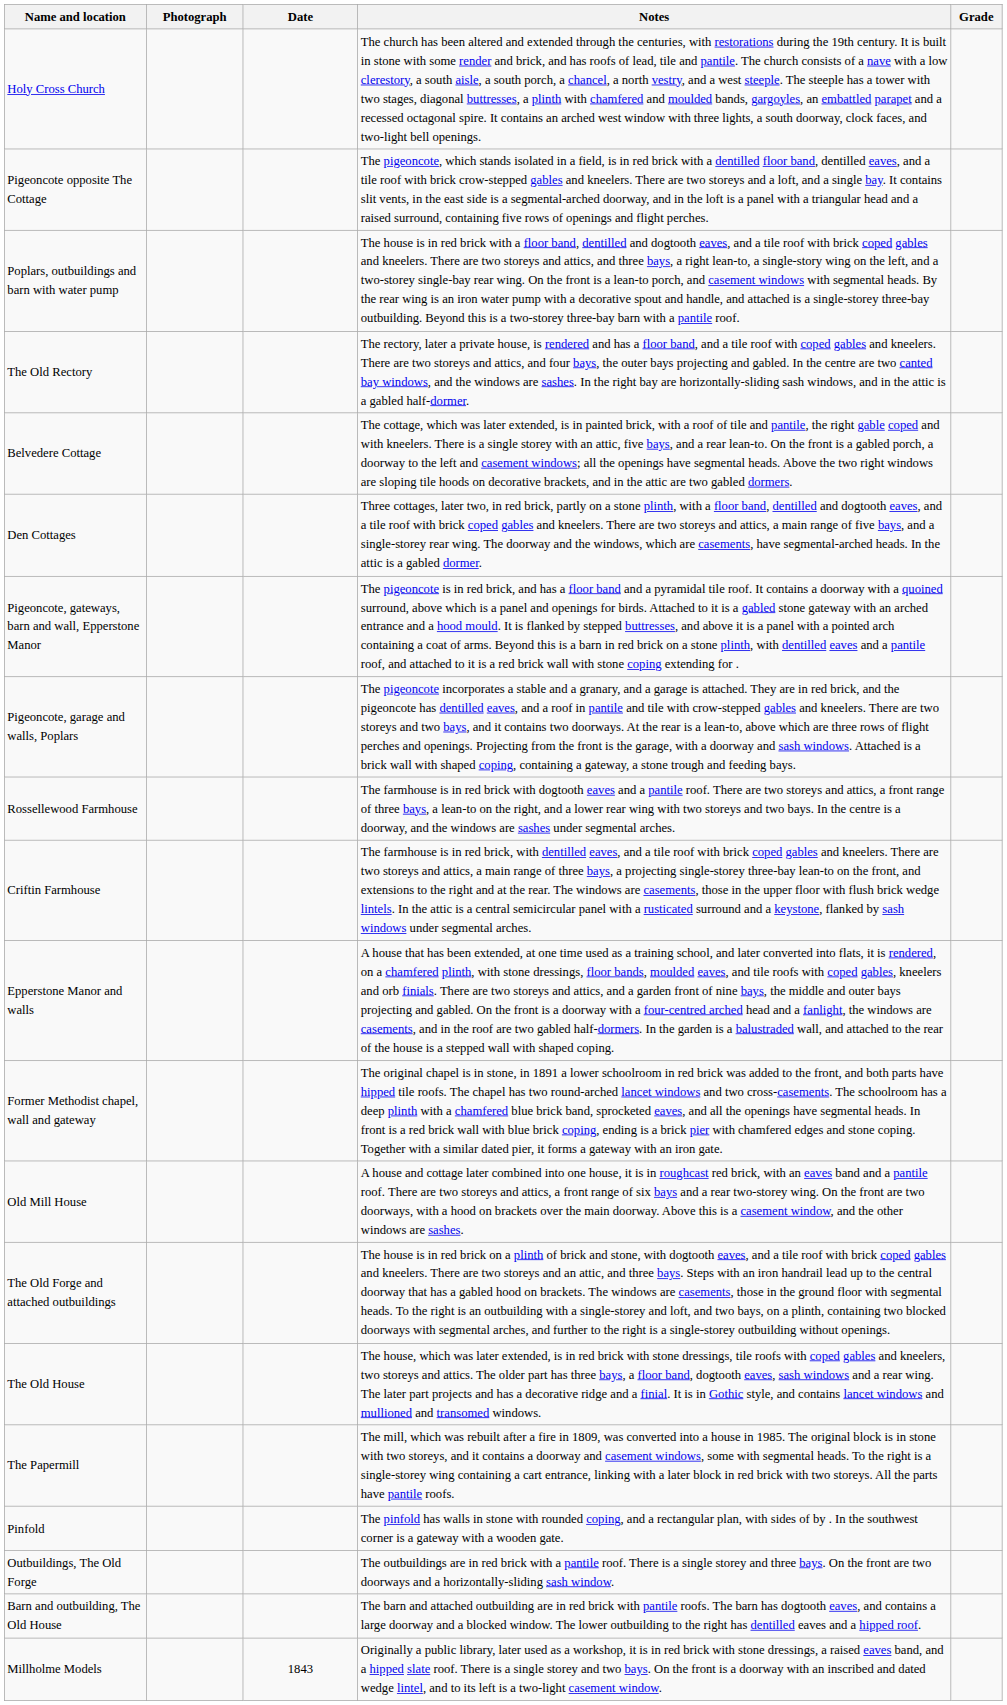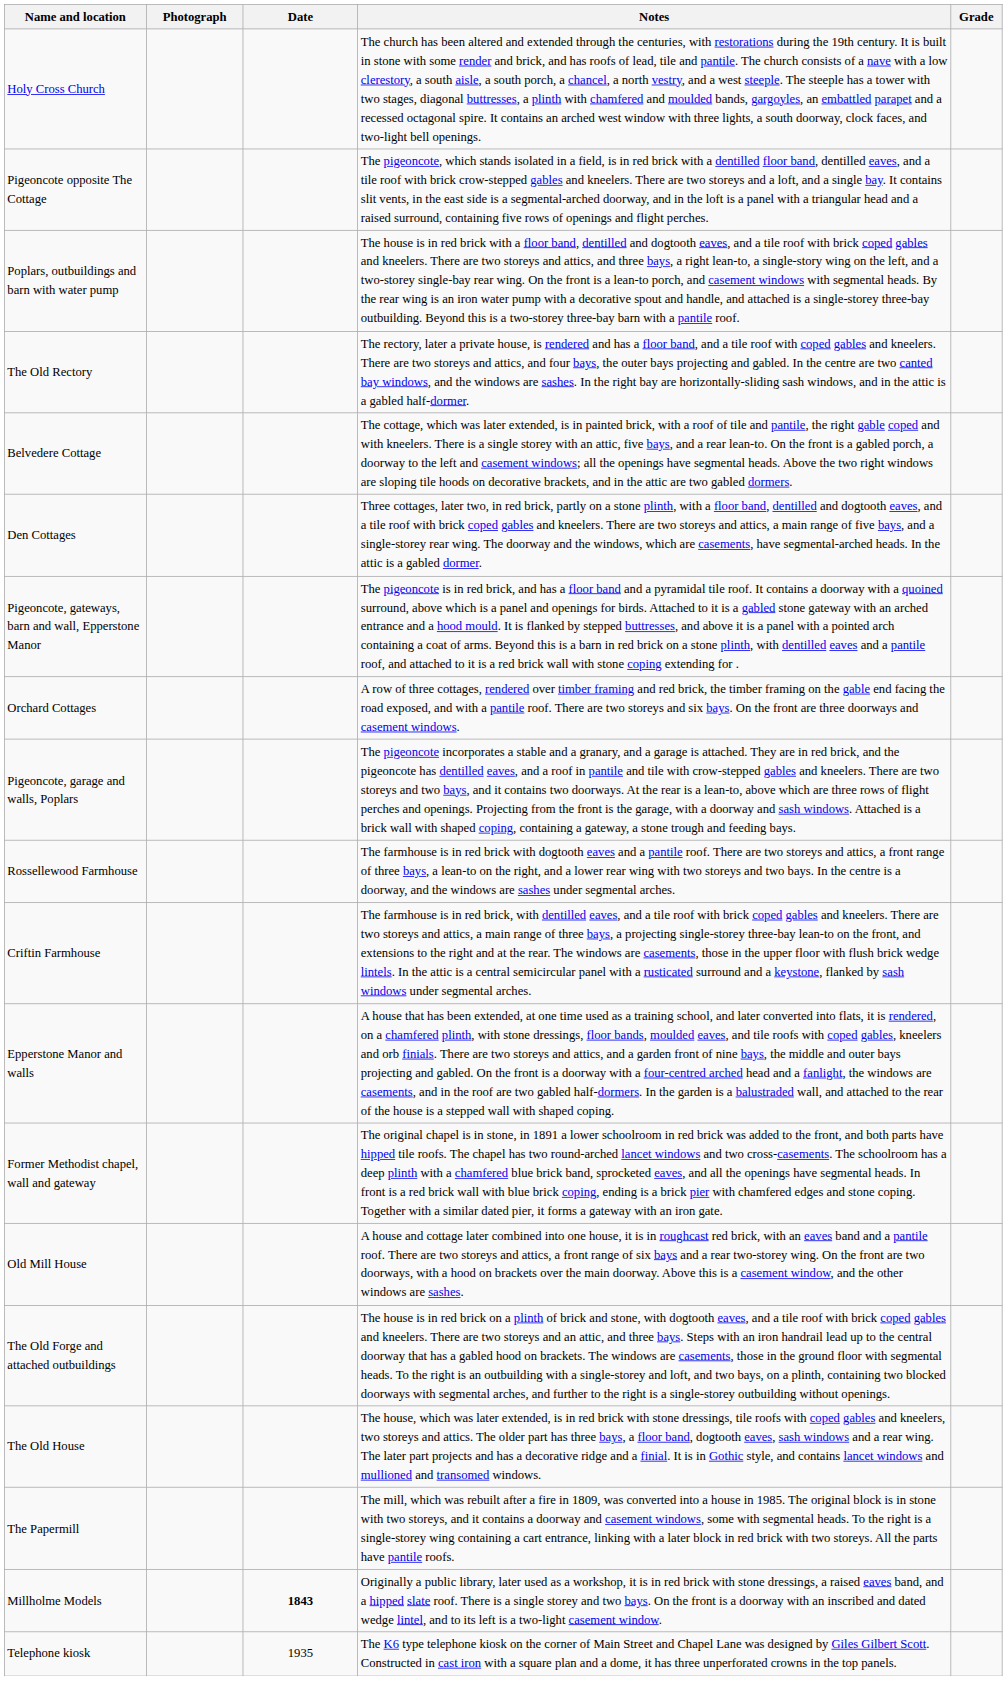+ row: (52, 708)
- row: (26, 1528)
- row: (64, 1572)
- row: (74, 1615)
(300, 1669) normal -> (300, 1600) bold
+ row: (49, 1653)
